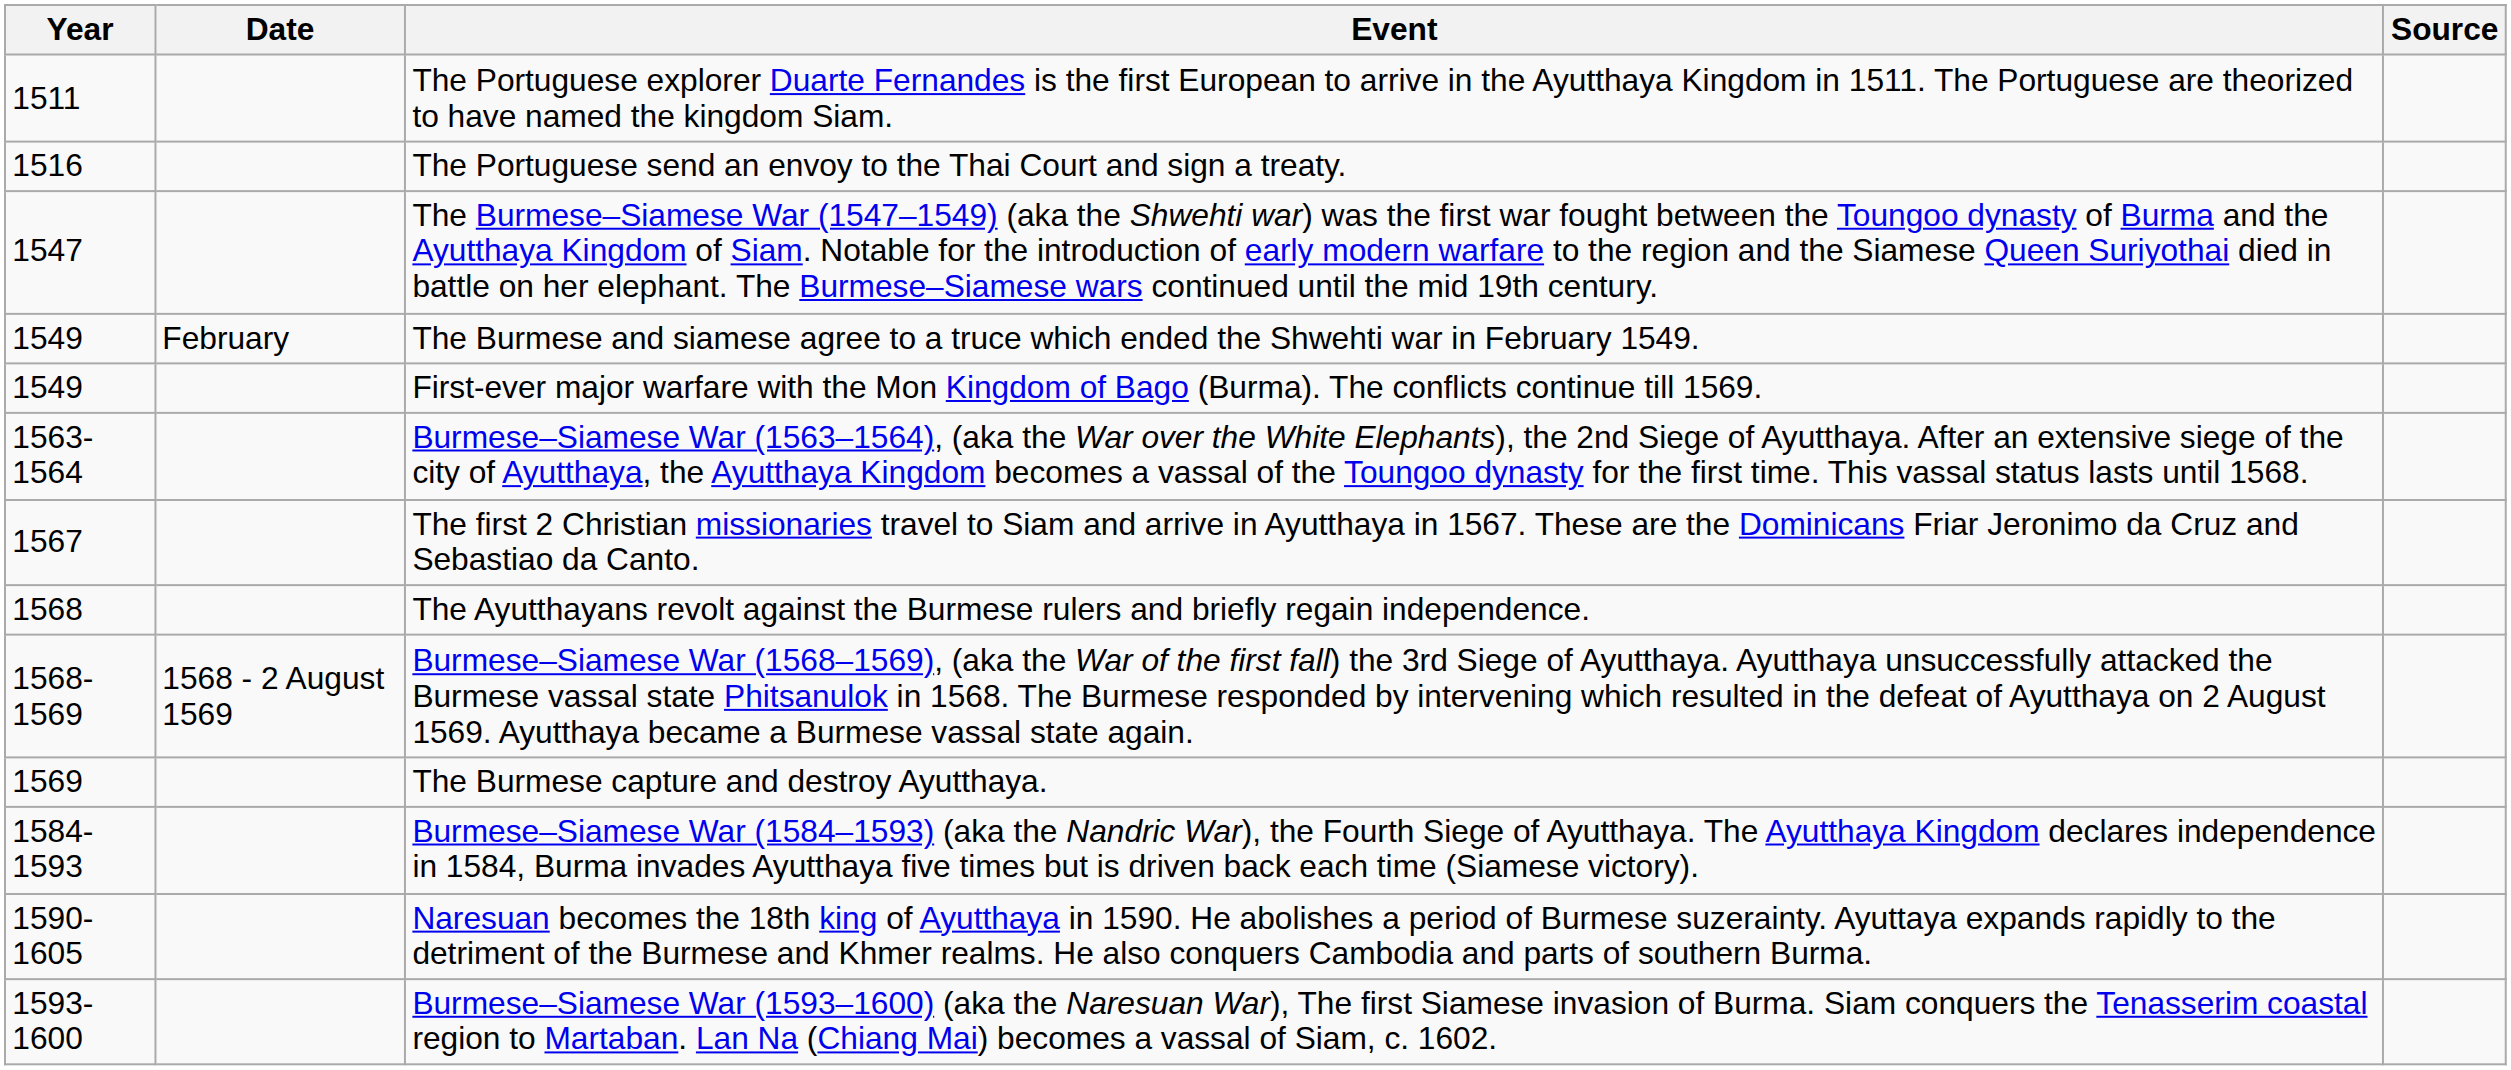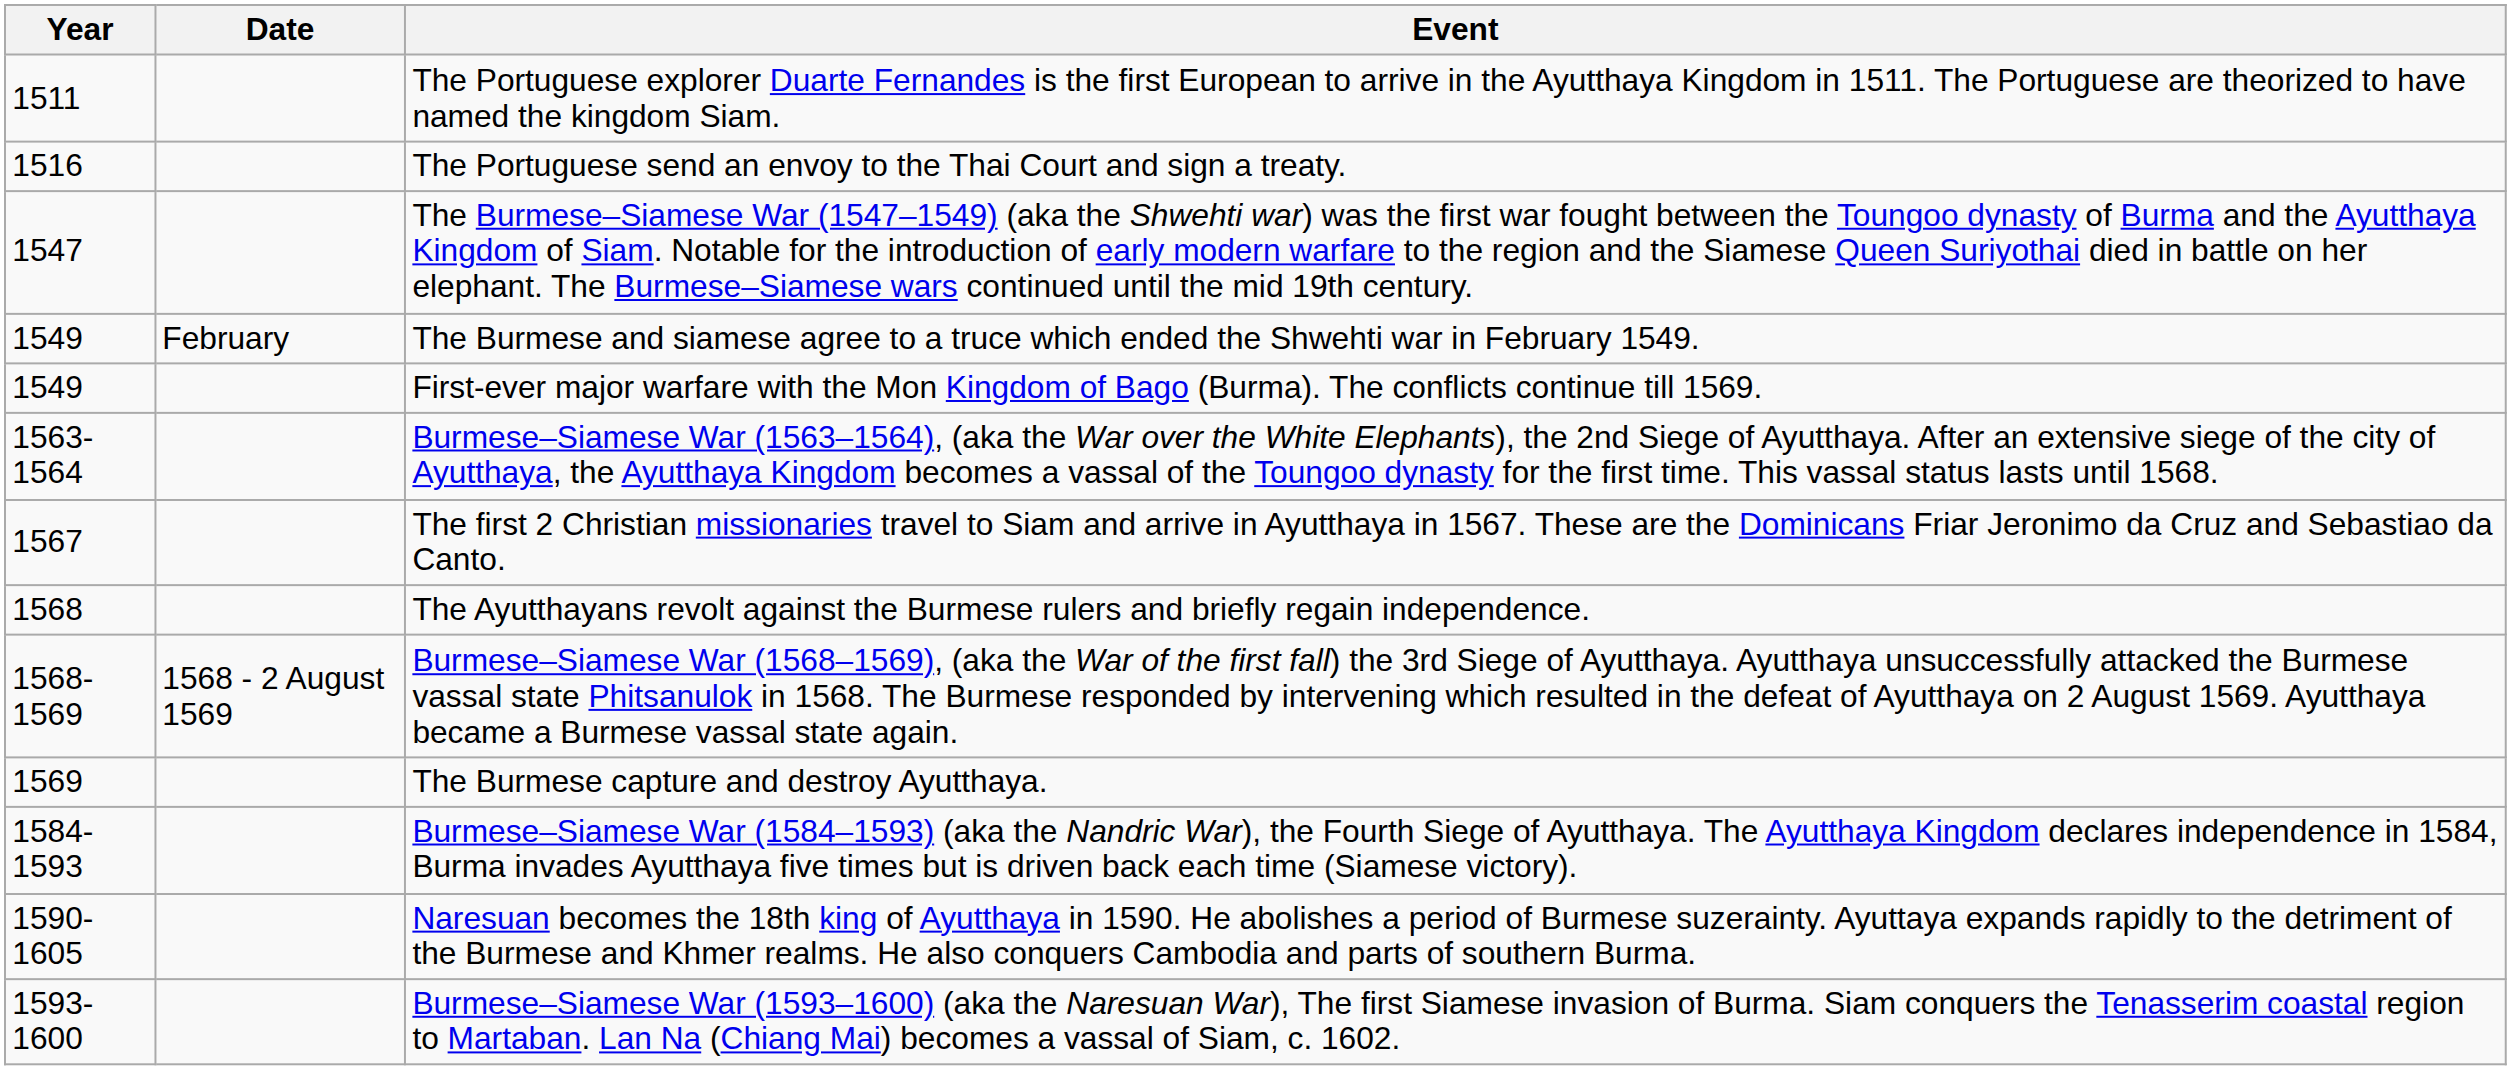- column: (2445, 29)
